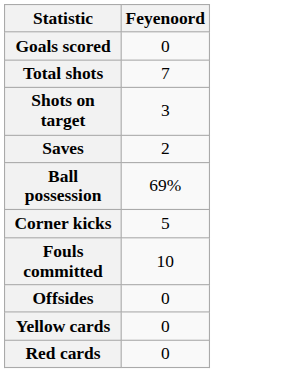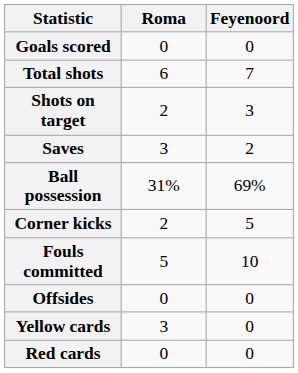+ column: (164, 18)
